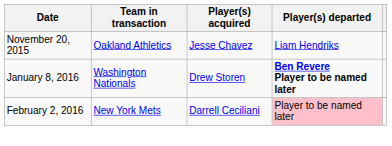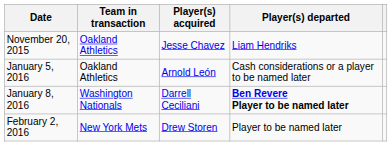+ row: (30, 72)
(217, 78) Drew Storen -> (180, 100) Darrell Ceciliani
(224, 111) Darrell Ceciliani -> (189, 127) Drew Storen
(318, 111) pink background -> (287, 127) no background
